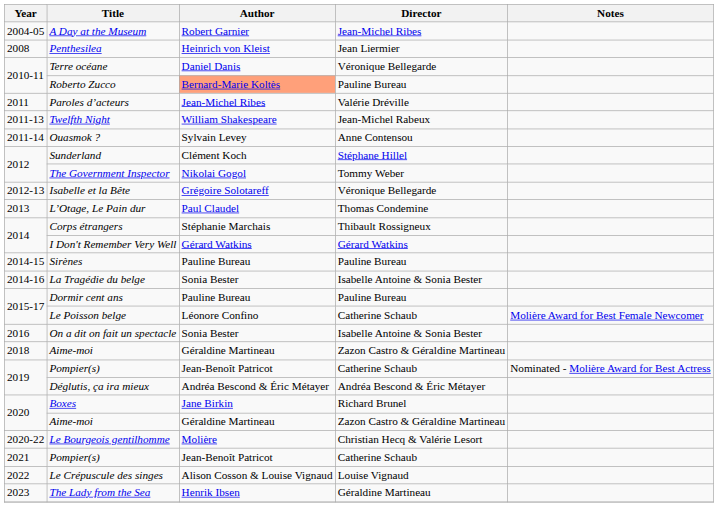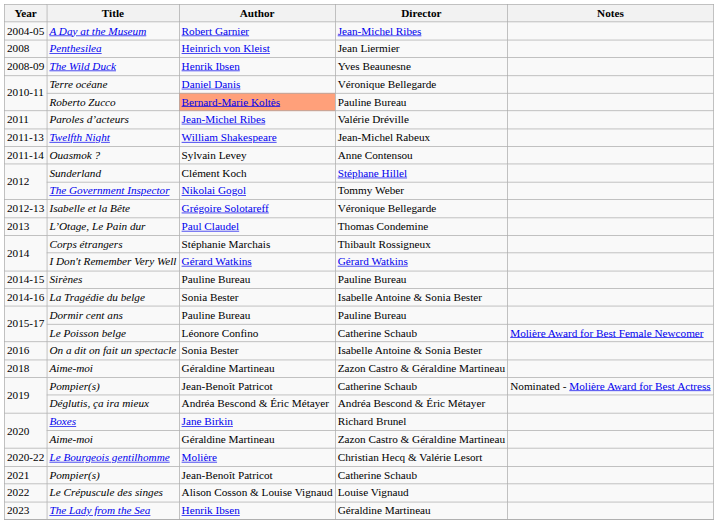+ row: (26, 66)
